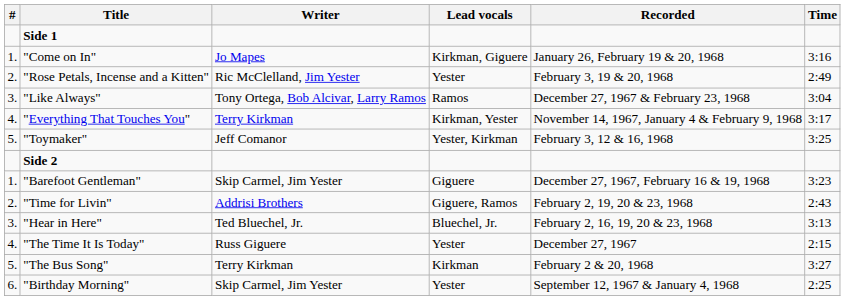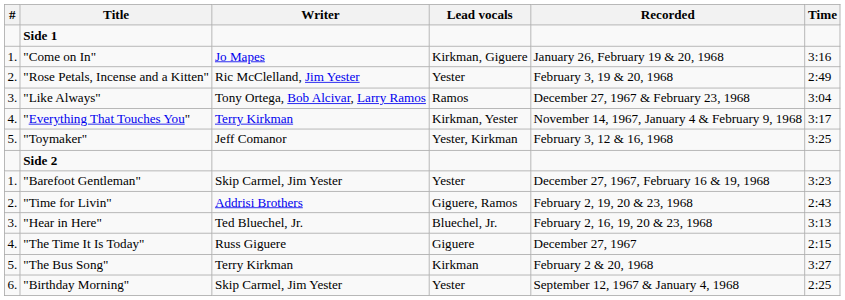(453, 181) Giguere -> (448, 181) Yester
(448, 243) Yester -> (453, 243) Giguere
